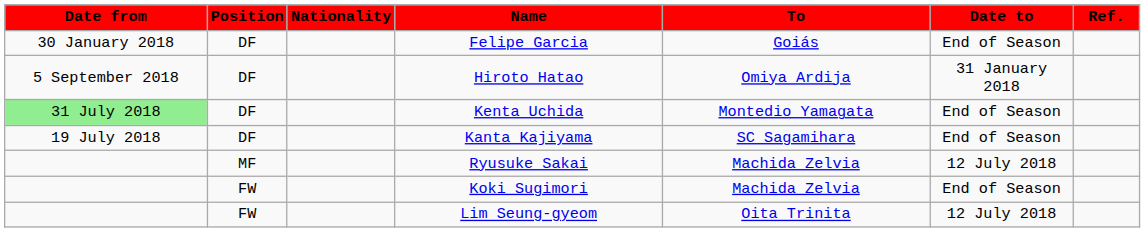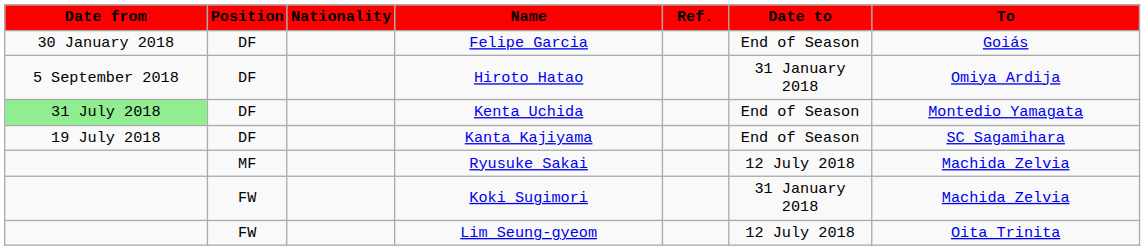columns swapped: (796, 17) <-> (1106, 17)
(1002, 189) End of Season -> (800, 198) 31 January 2018
